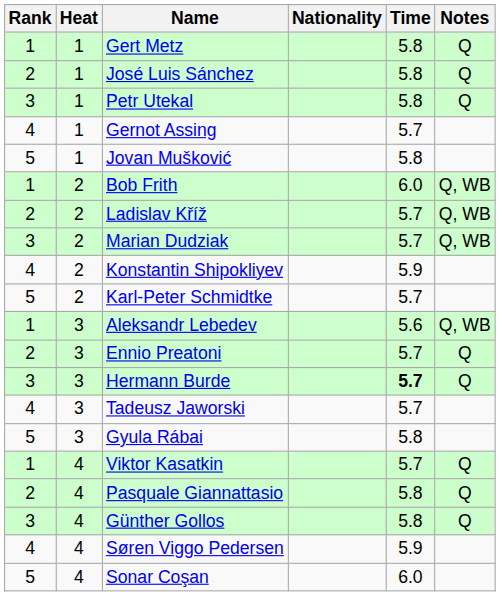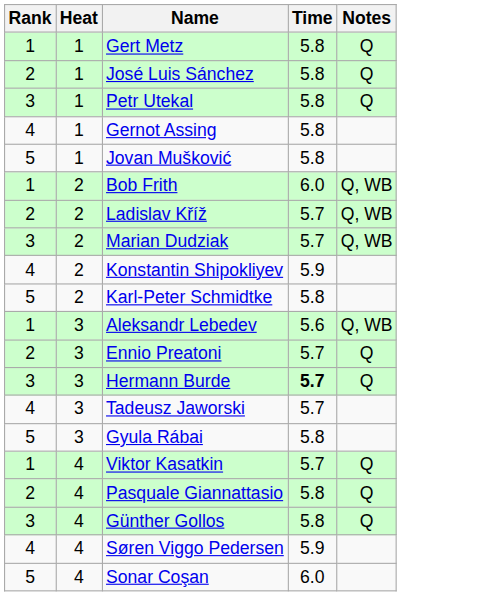- column: (337, 18)
(410, 130) 5.7 -> (312, 130) 5.8
(410, 297) 5.7 -> (312, 297) 5.8
